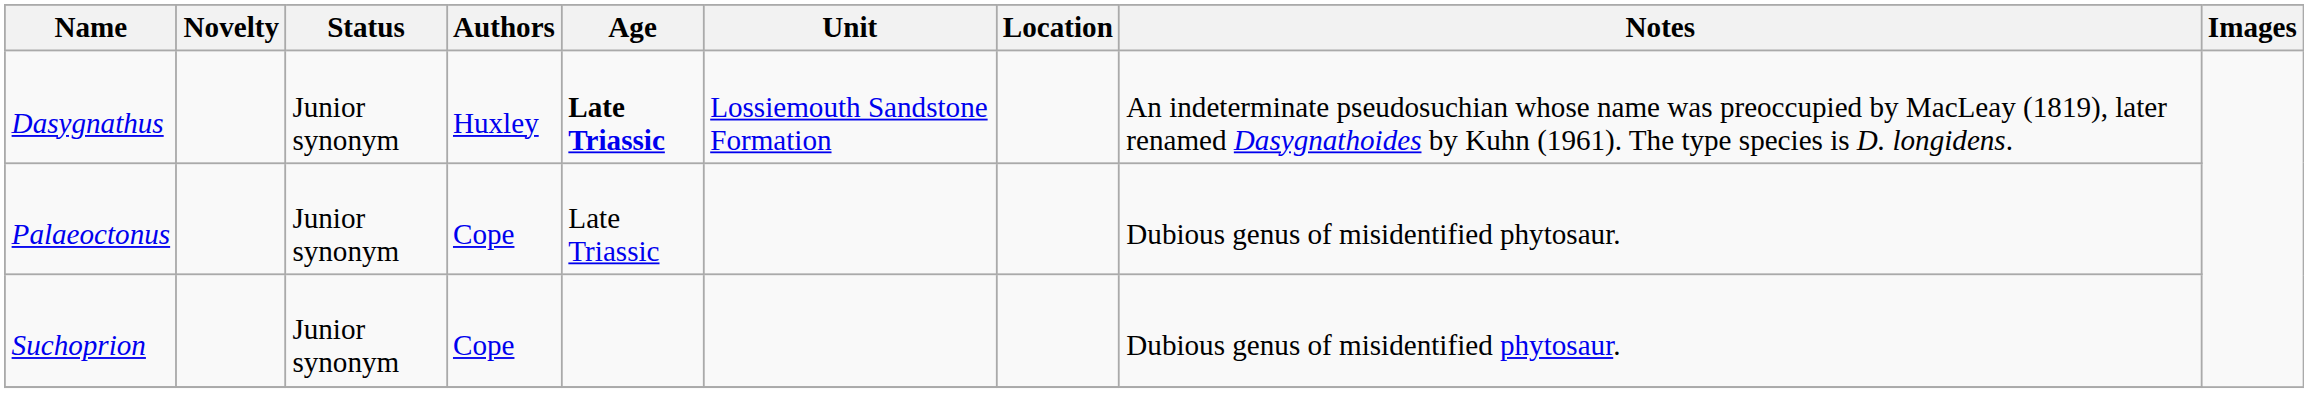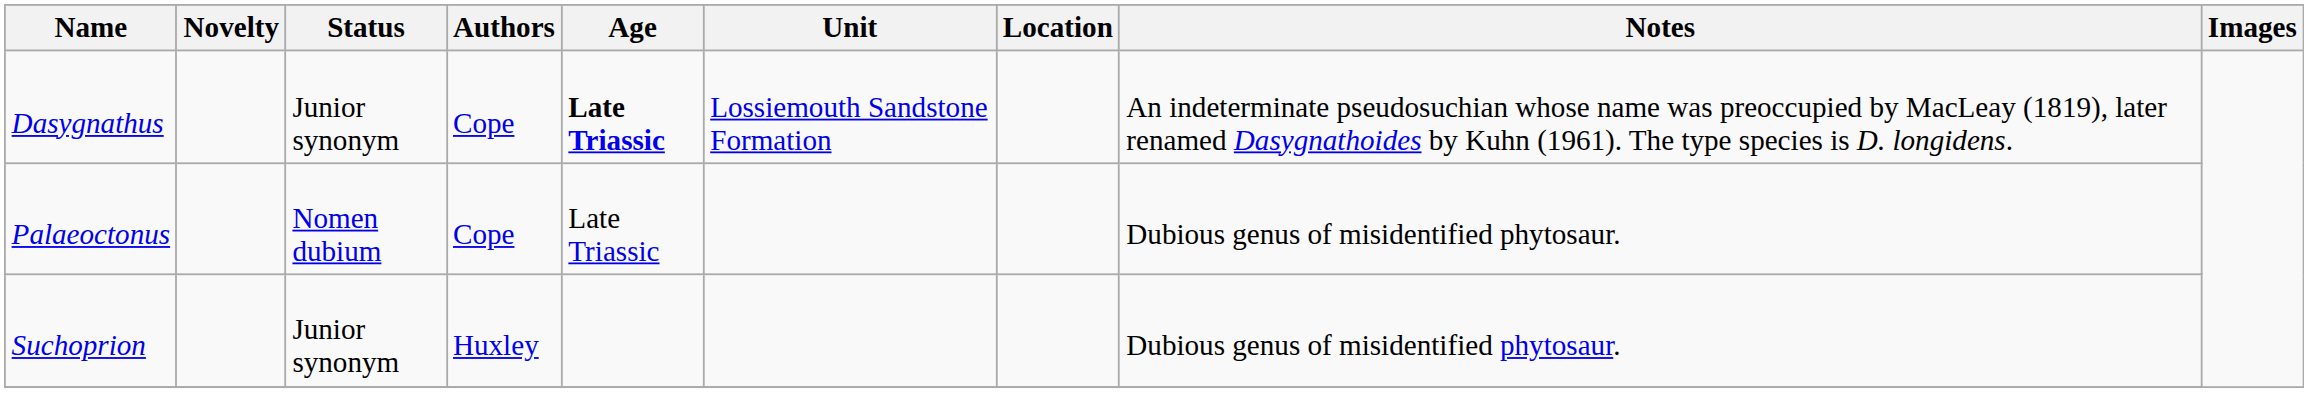(496, 122) Huxley -> (484, 122) Cope
(346, 234) Junior synonym -> (337, 234) Nomen dubium
(484, 346) Cope -> (496, 346) Huxley
